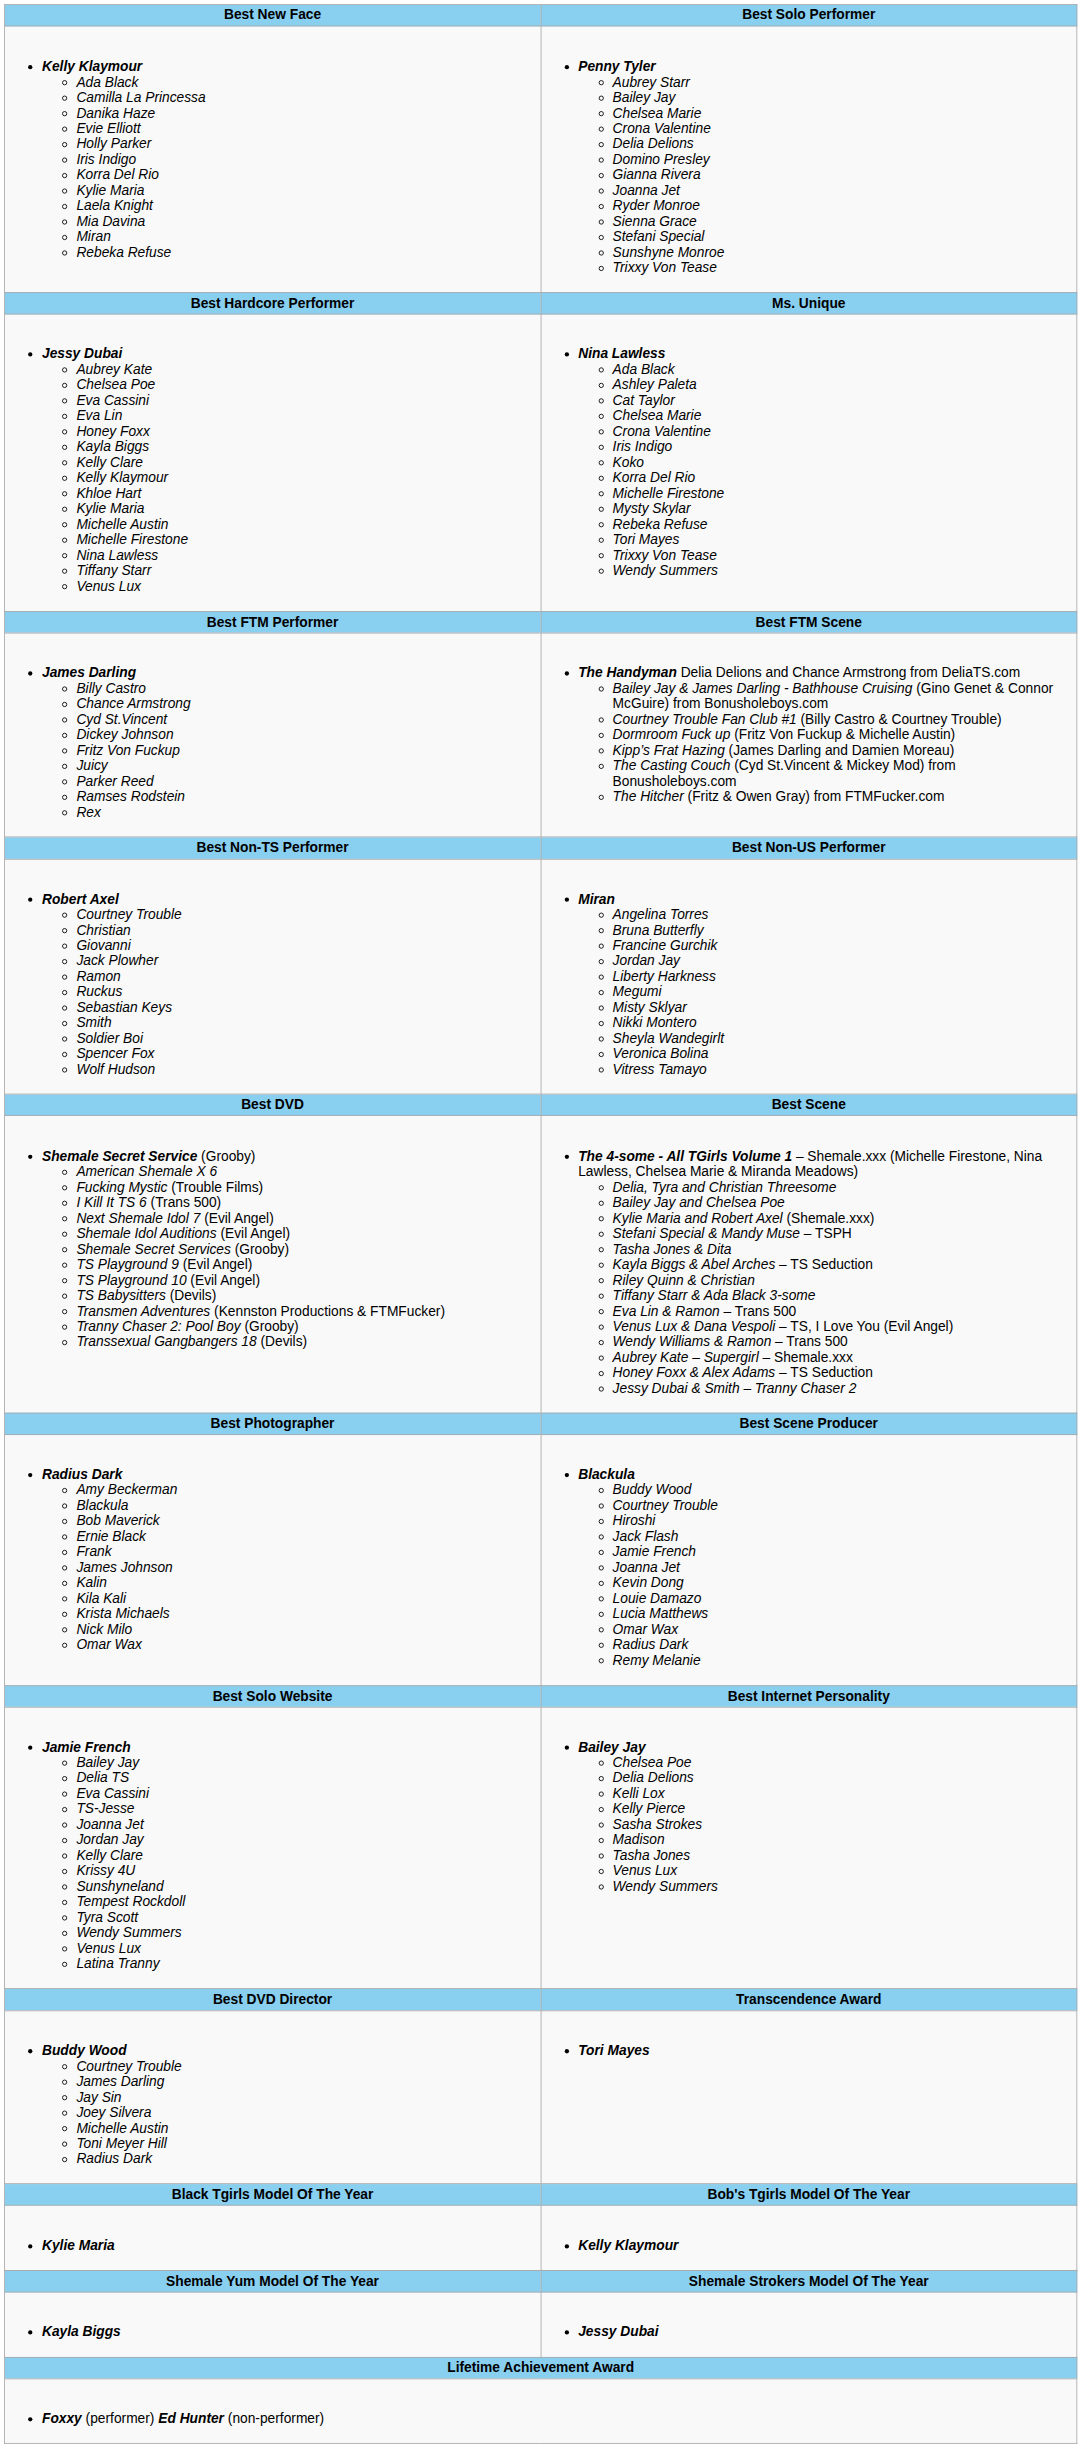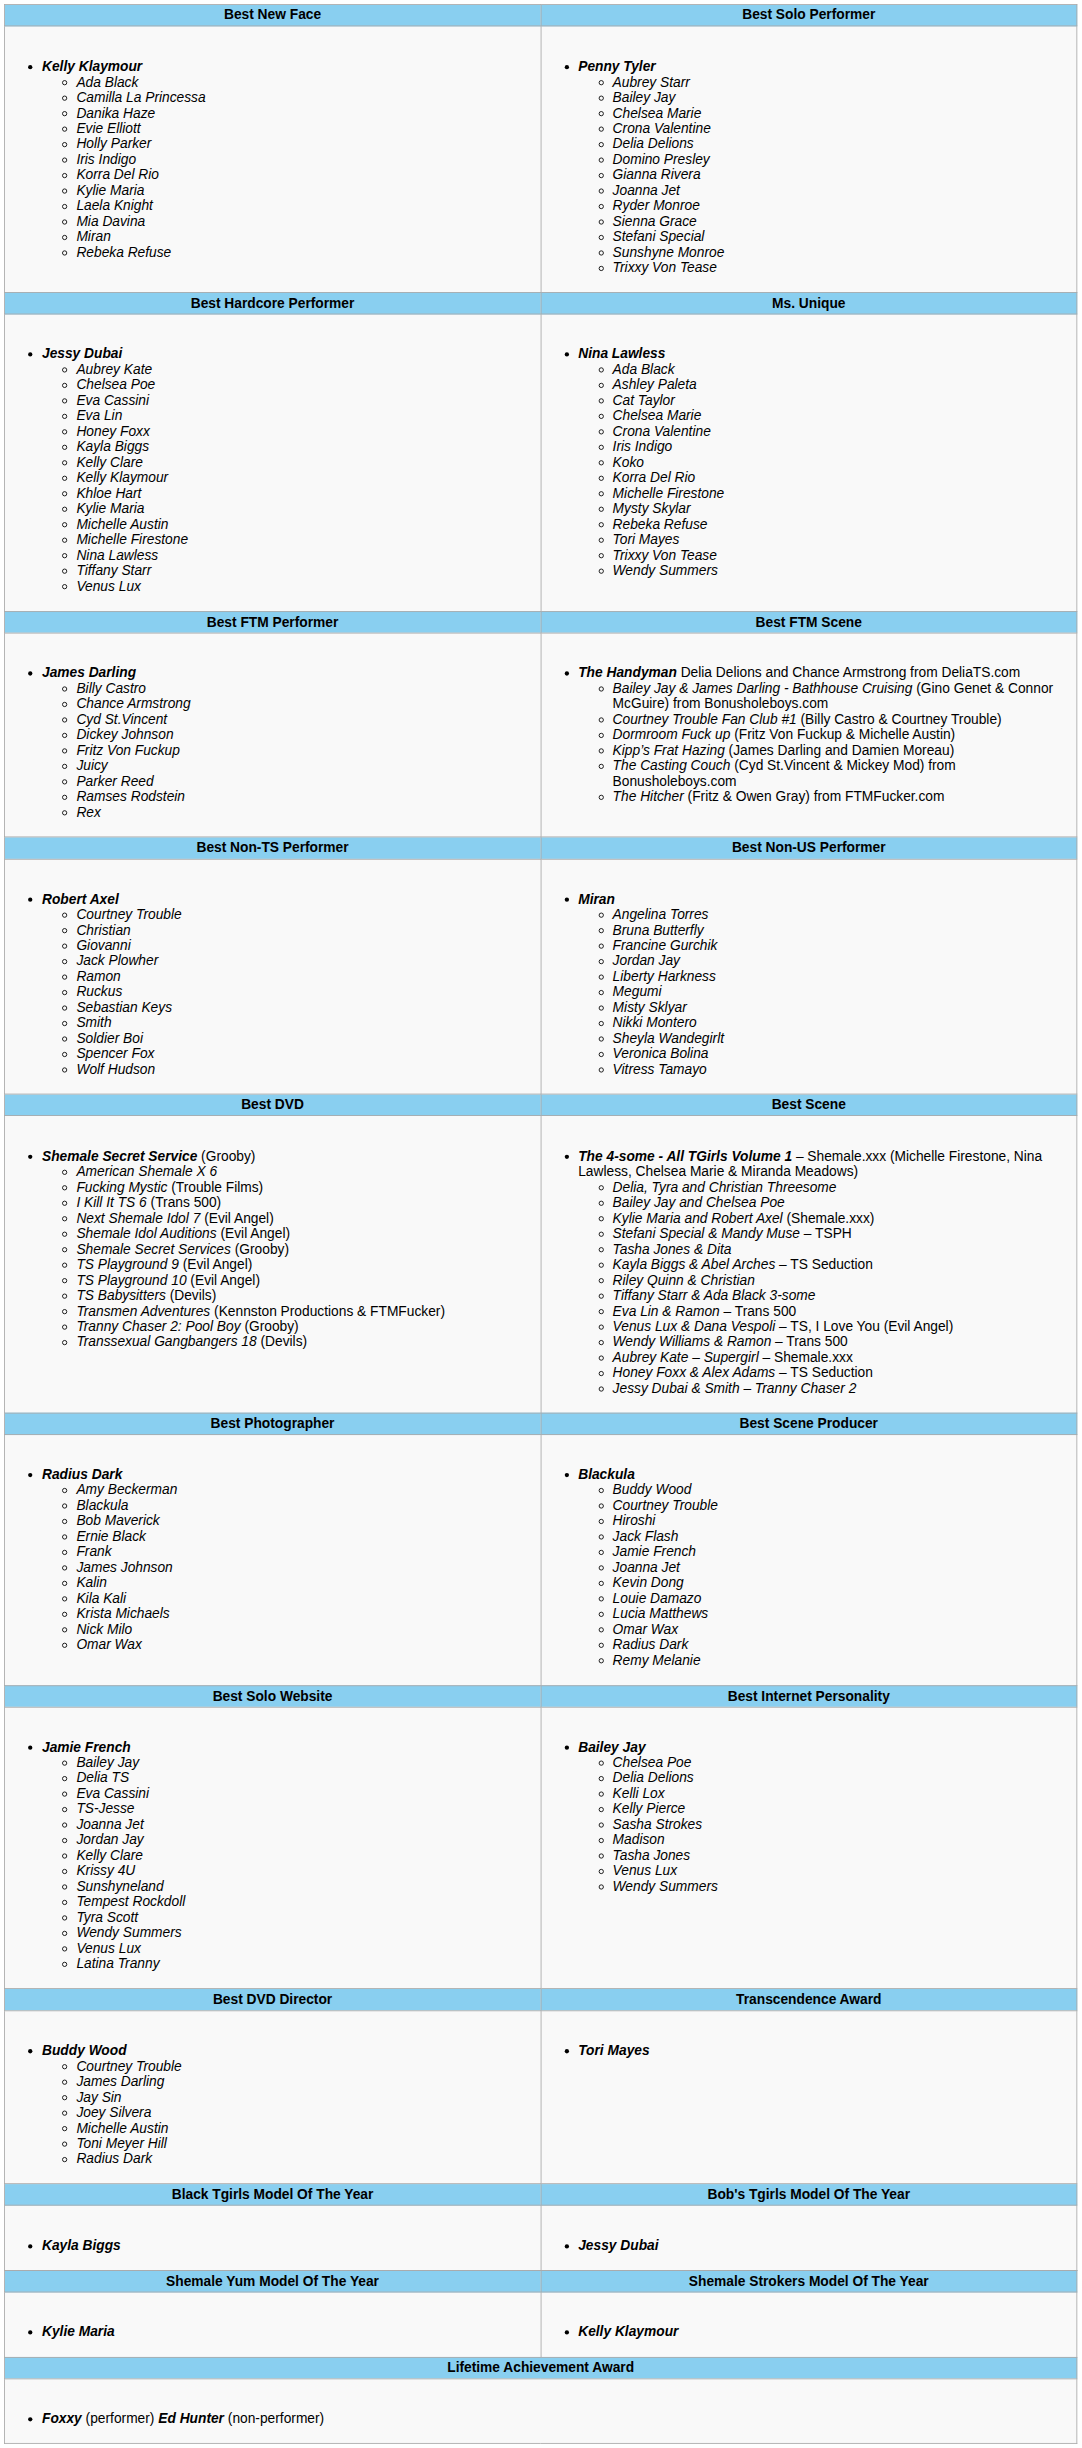rows swapped: (273, 2332) <-> (273, 2246)
